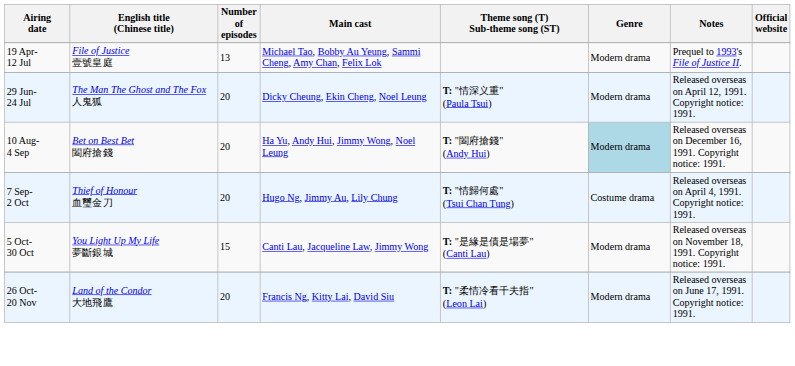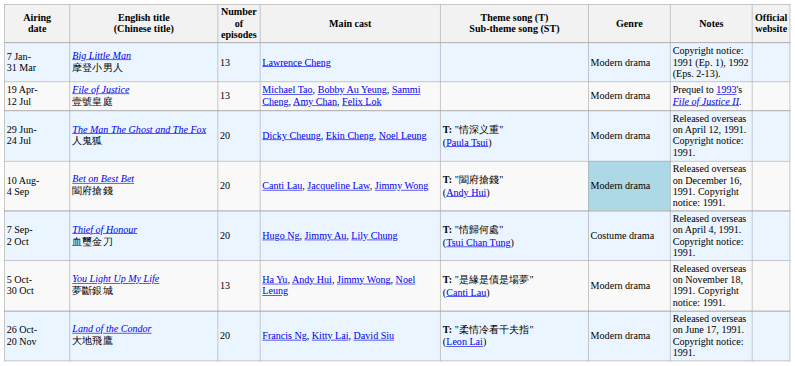+ row: (21, 62)
(339, 147) Ha Yu, Andy Hui, Jimmy Wong, Noel Leung -> (345, 186) Canti Lau, Jacqueline Law, Jimmy Wong
(225, 247) 15 -> (225, 286) 13
(345, 247) Canti Lau, Jacqueline Law, Jimmy Wong -> (339, 286) Ha Yu, Andy Hui, Jimmy Wong, Noel Leung
